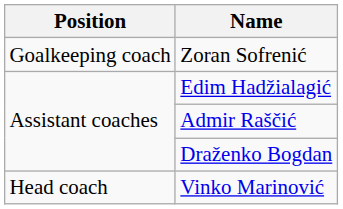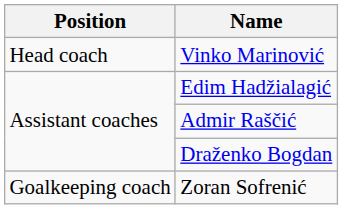rows swapped: (252, 187) <-> (244, 54)
